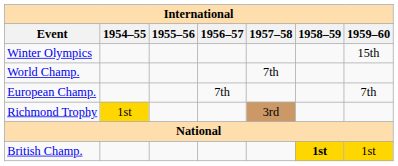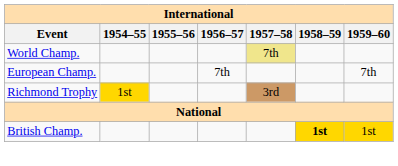- row: (50, 53)
(271, 72) no background -> (271, 53) khaki background
